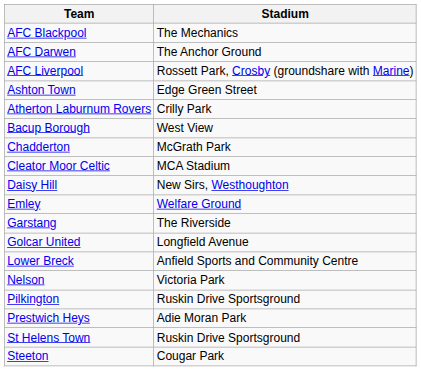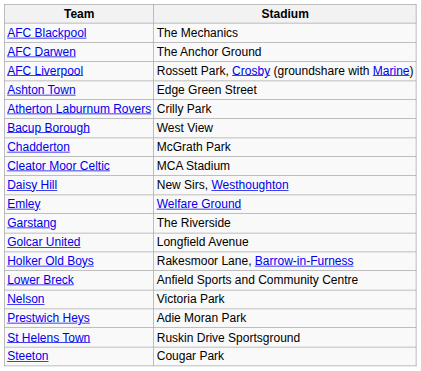+ row: (50, 261)
- row: (33, 299)
